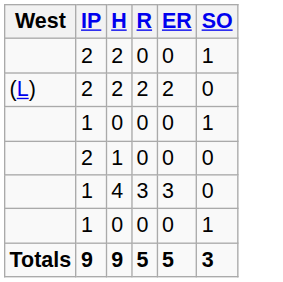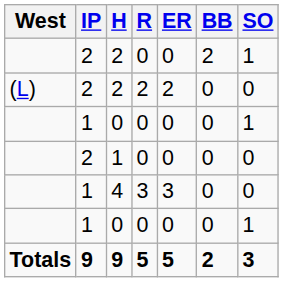+ column: (217, 21)
